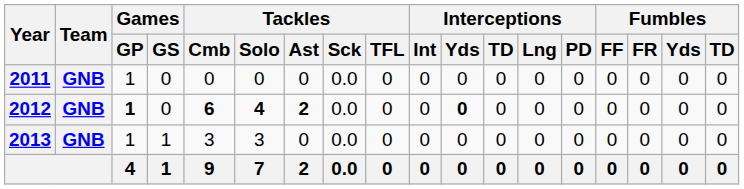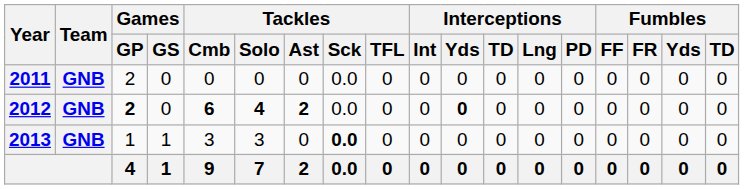(130, 79) 1 -> (130, 79) 2
(130, 109) 1 -> (130, 109) 2
(344, 139) normal -> (344, 139) bold
